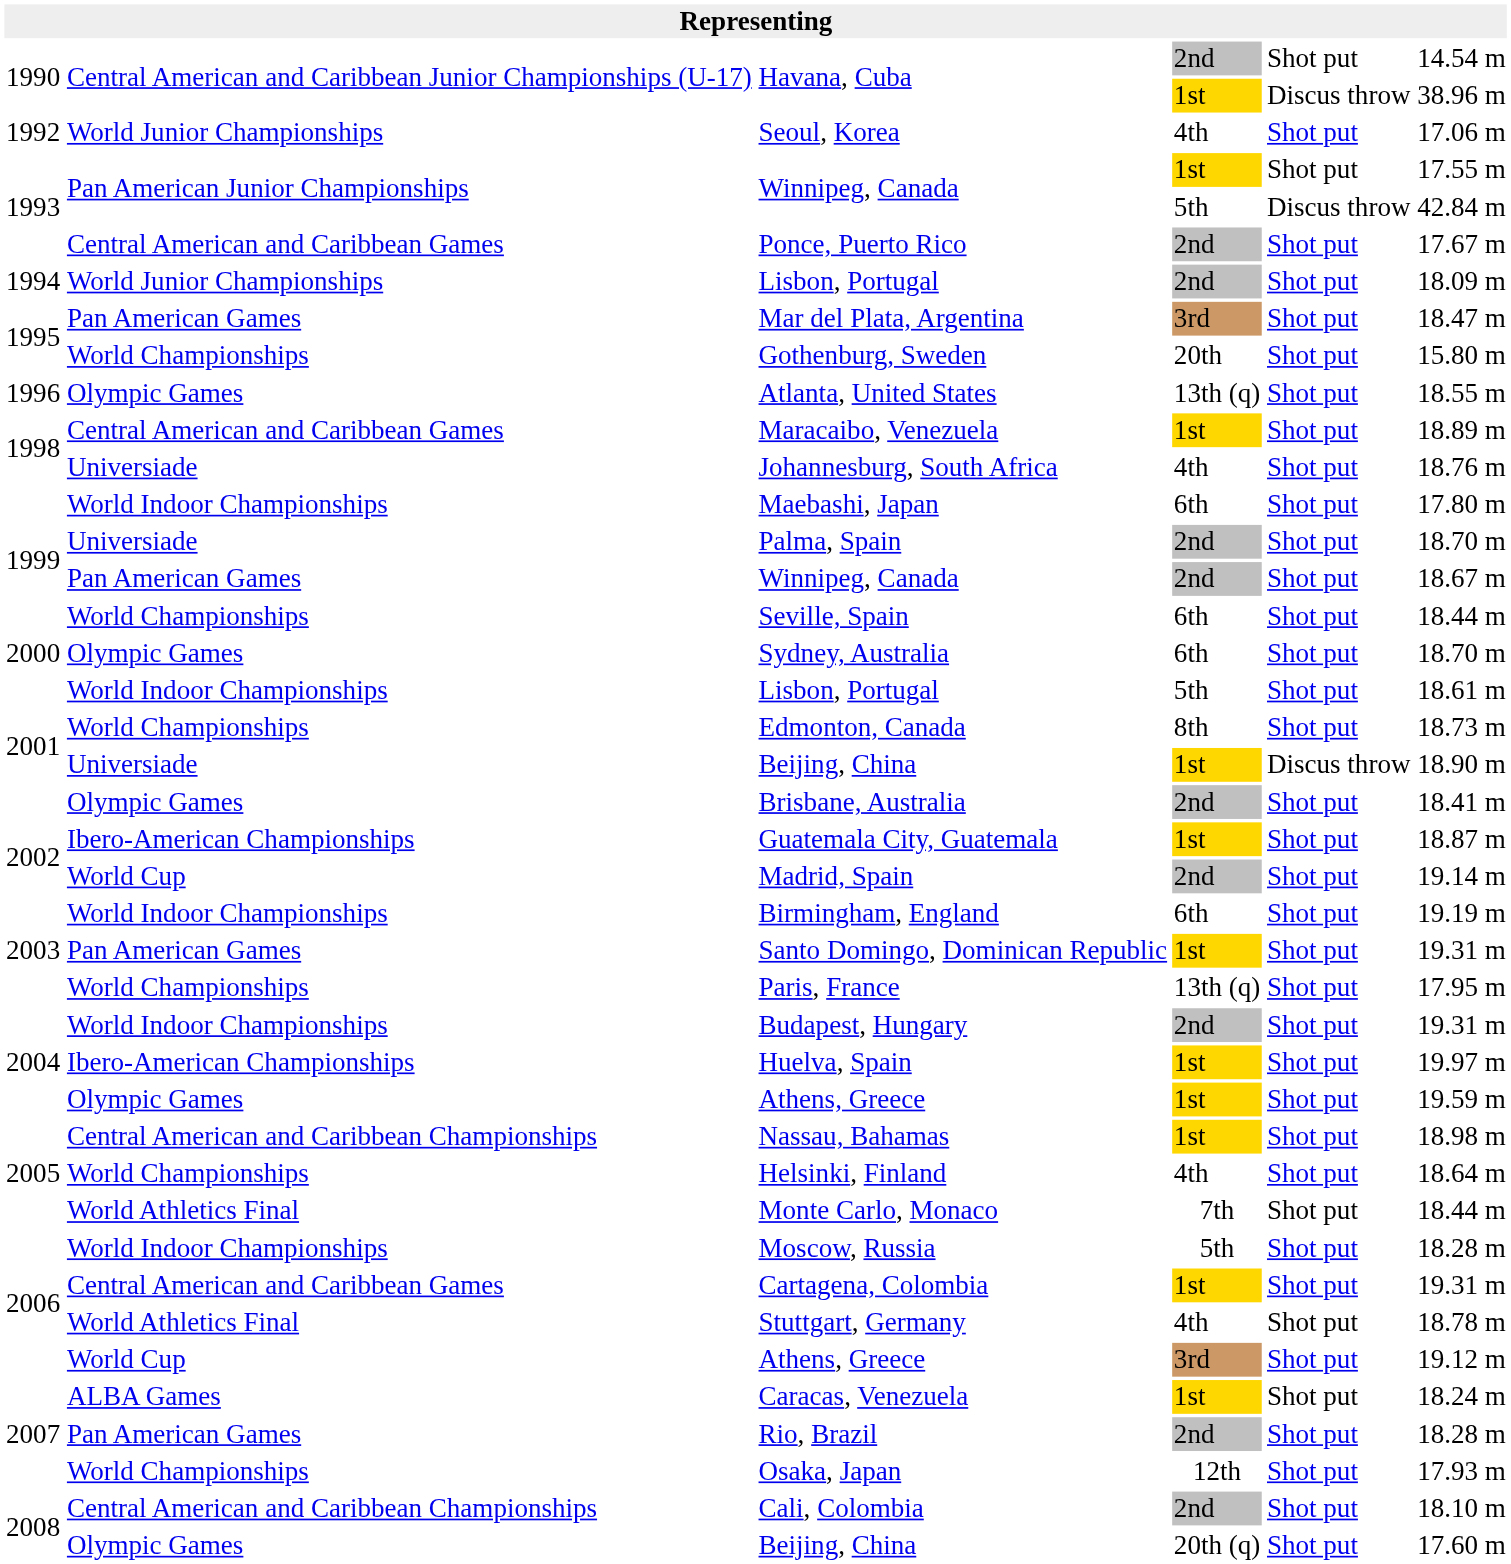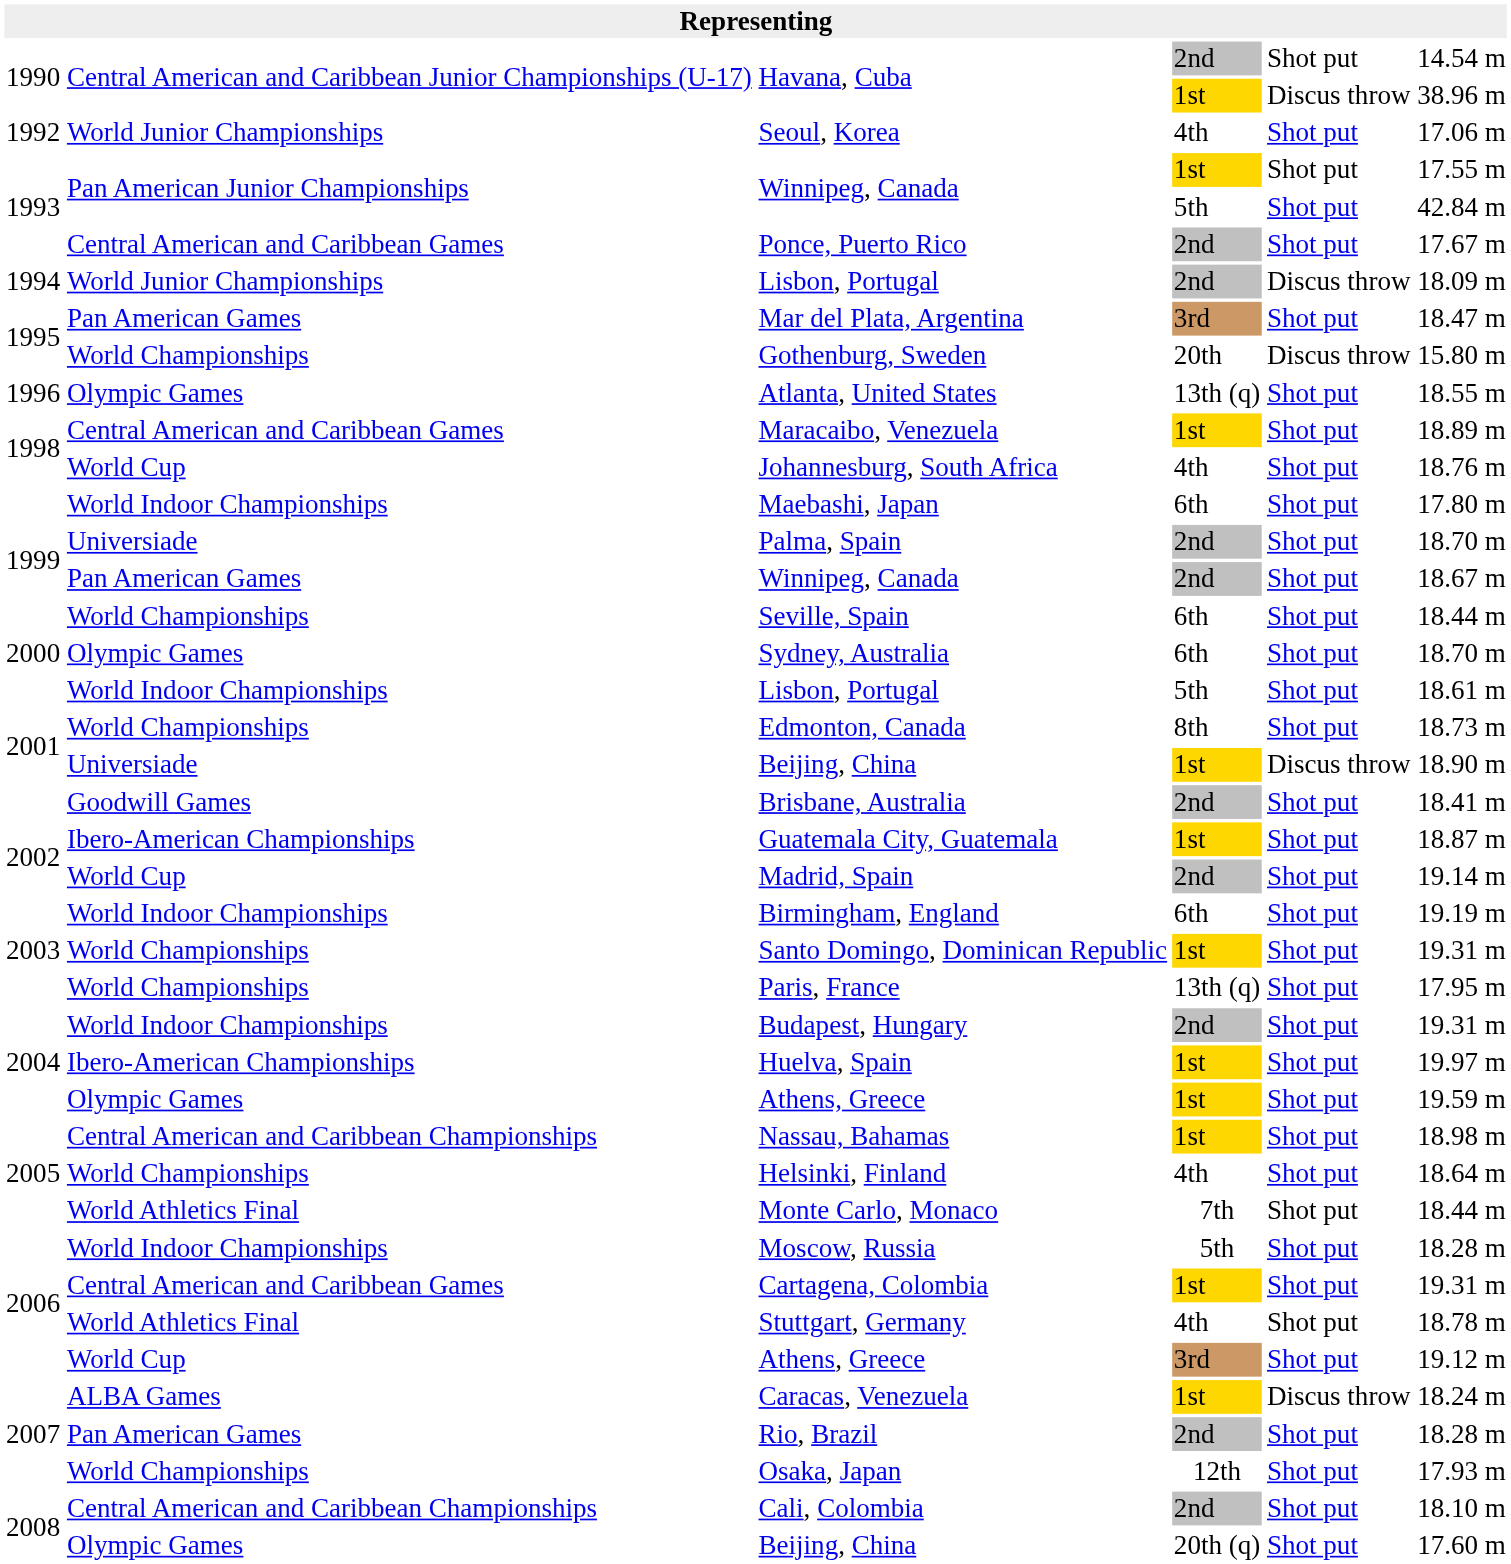(1339, 206) Discus throw -> (1312, 206) Shot put
(1312, 281) Shot put -> (1339, 281) Discus throw
(1312, 355) Shot put -> (1339, 355) Discus throw
(132, 467) Universiade -> (126, 467) World Cup
(155, 801) Olympic Games -> (159, 801) Goodwill Games
(184, 950) Pan American Games -> (188, 950) World Championships
(1312, 1396) Shot put -> (1339, 1396) Discus throw
